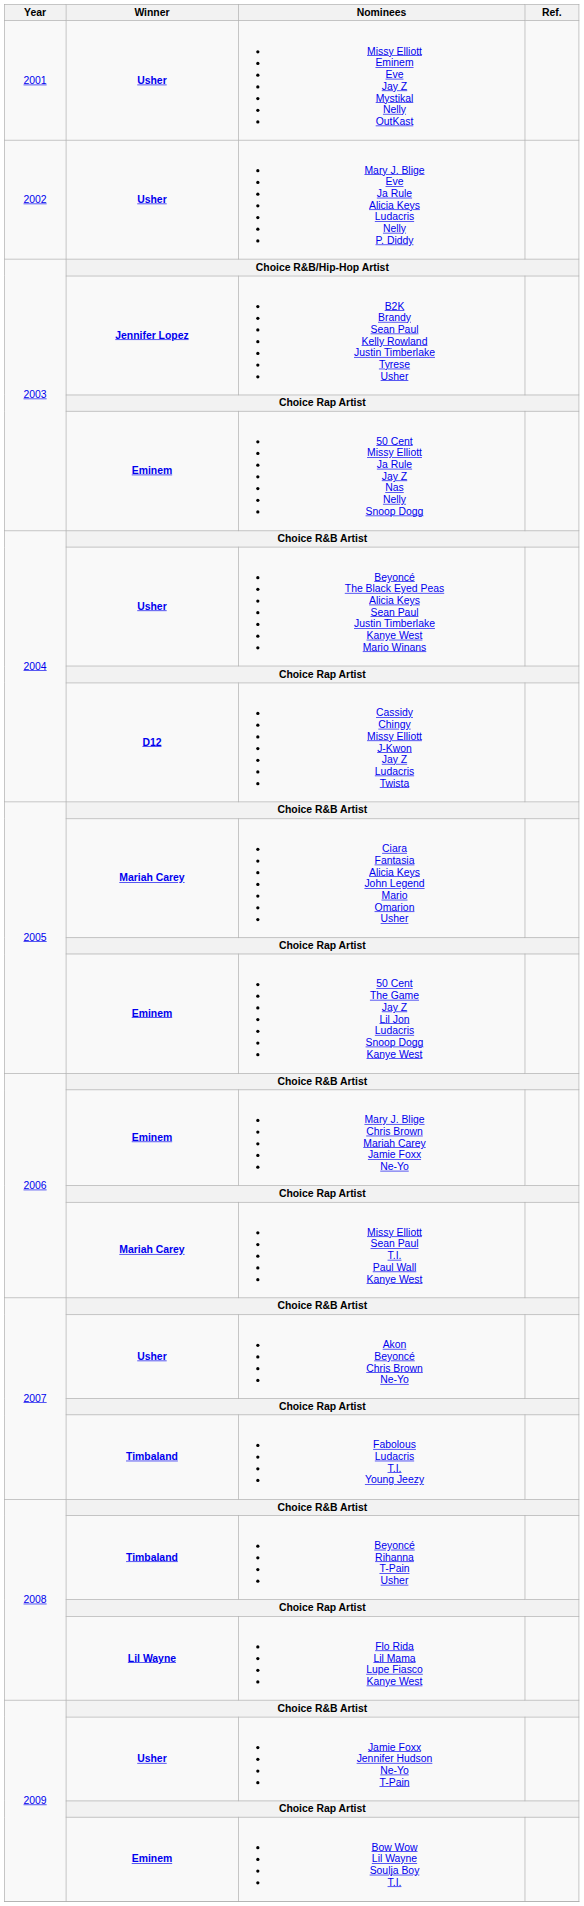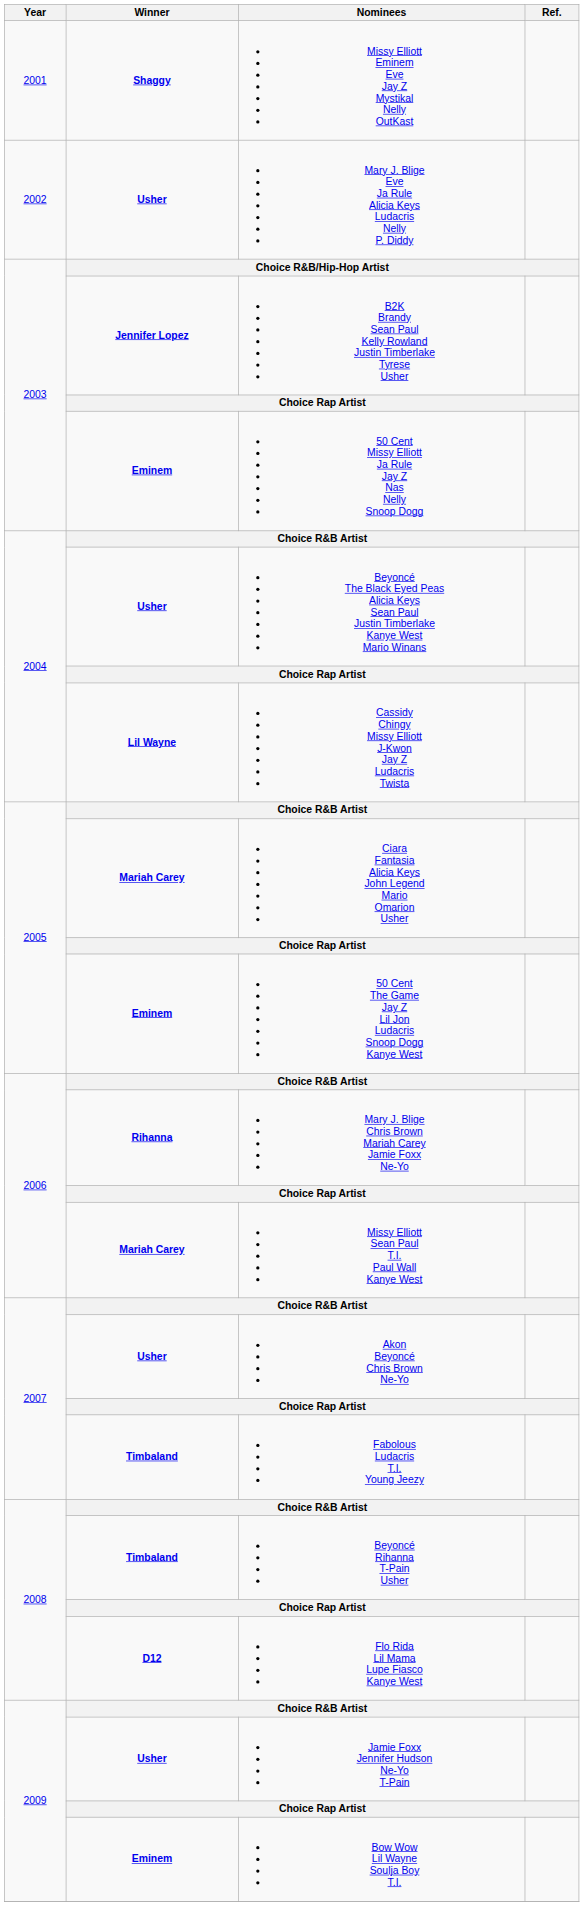(152, 80) Usher -> (152, 80) Shaggy
(152, 742) D12 -> (152, 742) Lil Wayne
(152, 1137) Eminem -> (152, 1137) Rihanna
(152, 1658) Lil Wayne -> (152, 1658) D12
